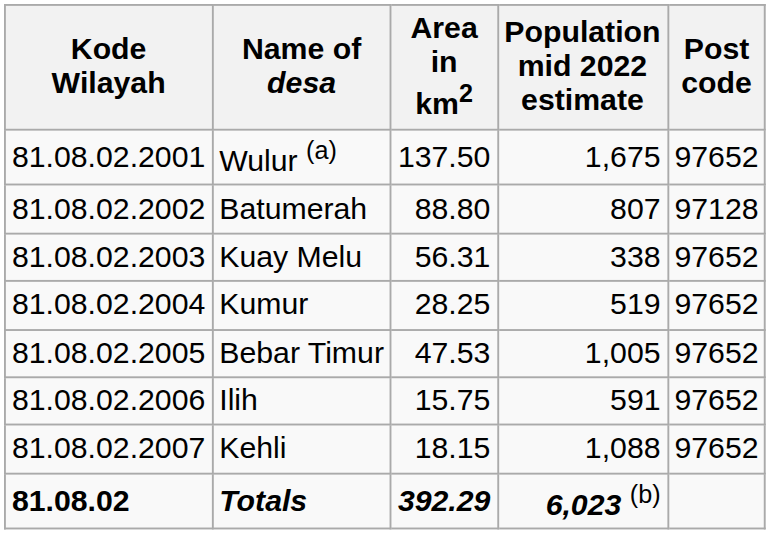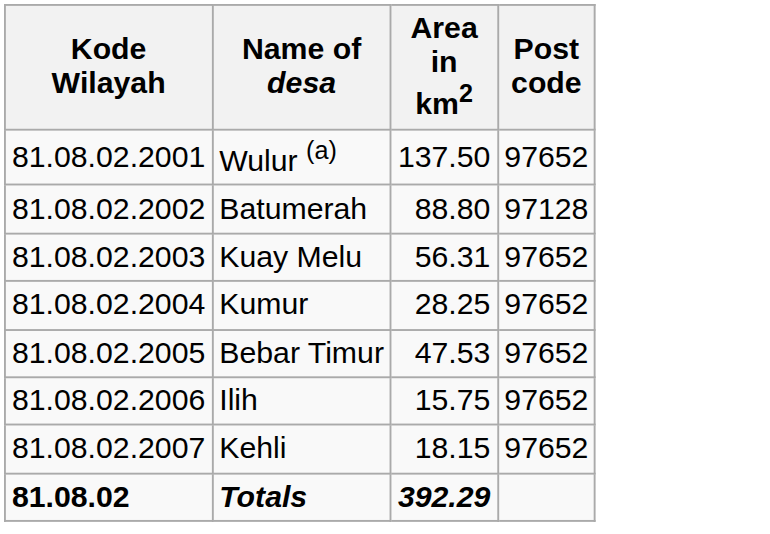- column: (582, 66)
